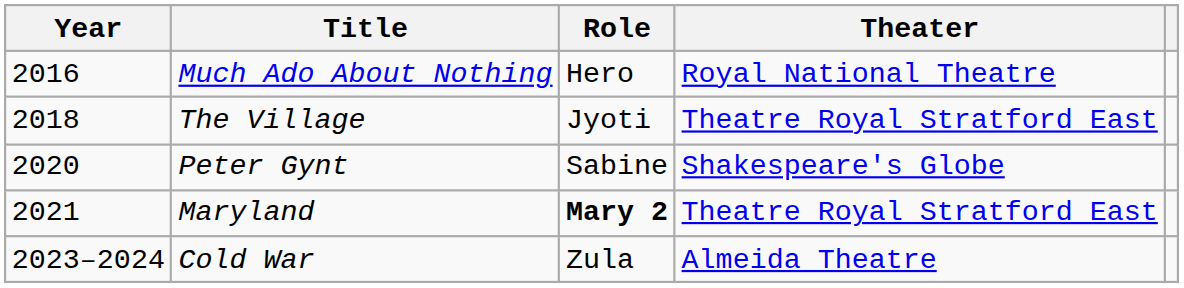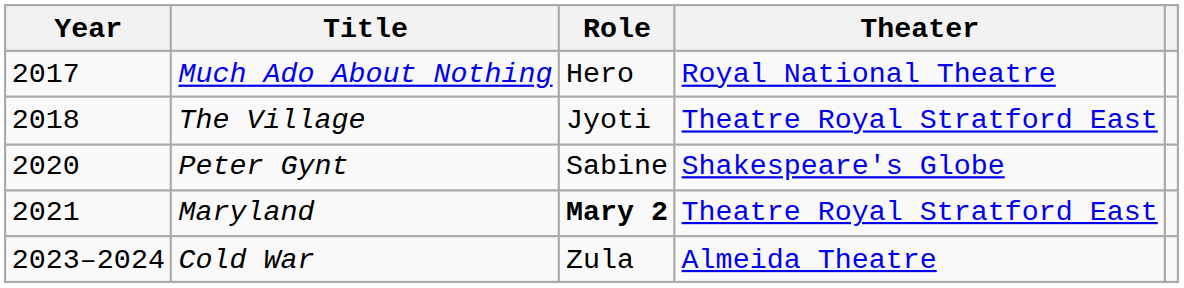(46, 74) 2016 -> (46, 74) 2017
